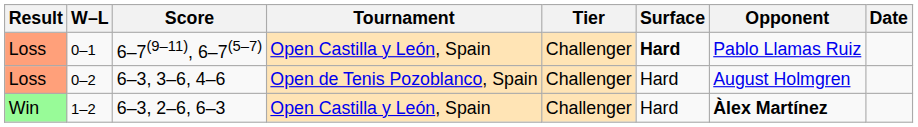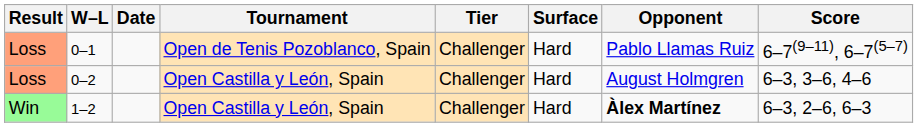columns swapped: (889, 18) <-> (189, 18)
(380, 49) Open Castilla y León, Spain -> (297, 49) Open de Tenis Pozoblanco, Spain
(660, 49) bold -> (552, 49) normal
(404, 79) Open de Tenis Pozoblanco, Spain -> (274, 79) Open Castilla y León, Spain
